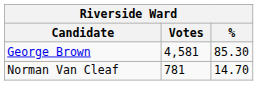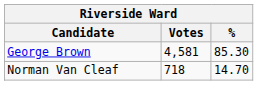(174, 70) 781 -> (174, 70) 718
